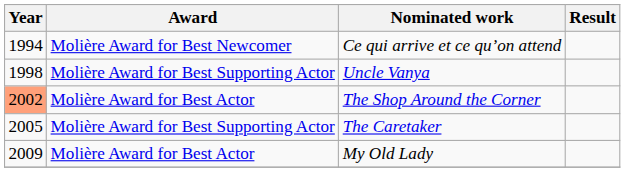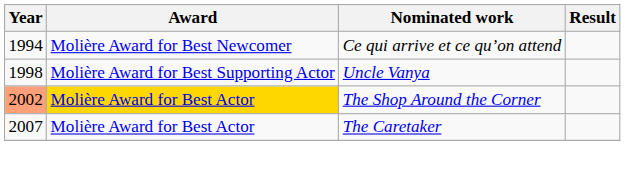(153, 99) no background -> (153, 99) gold background
(26, 126) 2005 -> (26, 126) 2007
(193, 126) Molière Award for Best Supporting Actor -> (153, 126) Molière Award for Best Actor
- row: (388, 153)
